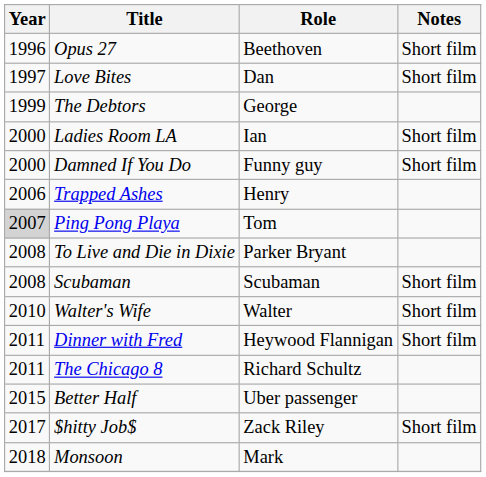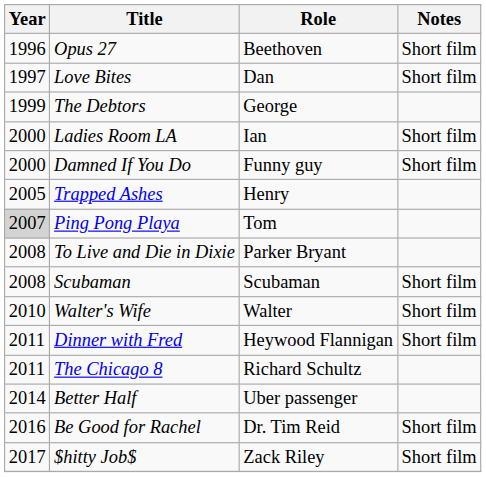(27, 194) 2006 -> (27, 194) 2005
(27, 398) 2015 -> (27, 398) 2014
+ row: (127, 427)
- row: (88, 456)
